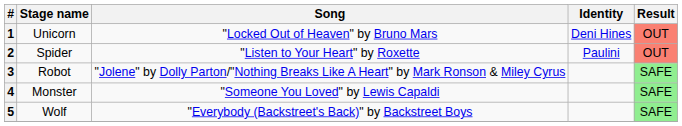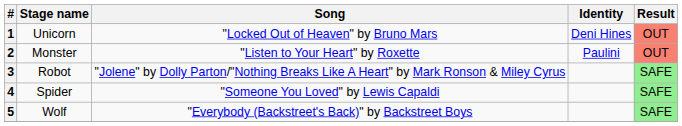(54, 53) Spider -> (54, 53) Monster
(54, 92) Monster -> (54, 92) Spider
